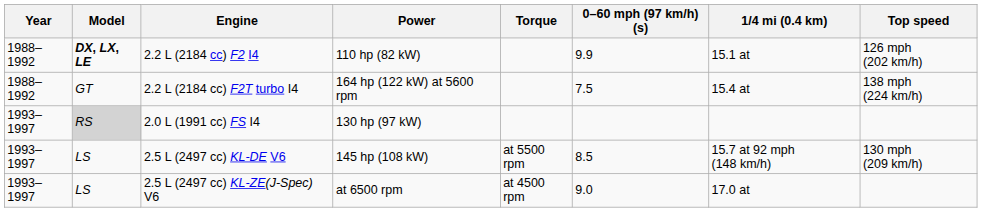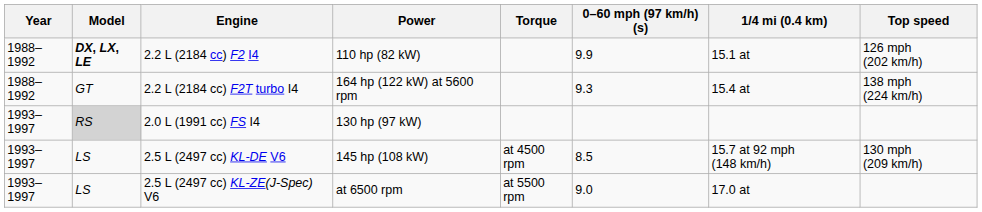(584, 89) 7.5 -> (584, 89) 9.3
(524, 156) at 5500 rpm -> (524, 156) at 4500 rpm
(524, 190) at 4500 rpm -> (524, 190) at 5500 rpm
